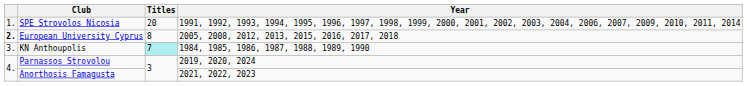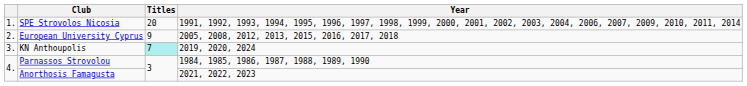(11, 37) bold -> (11, 37) normal
(149, 37) 8 -> (149, 37) 9
(274, 49) 1984, 1985, 1986, 1987, 1988, 1989, 1990 -> (217, 49) 2019, 2020, 2024
(217, 62) 2019, 2020, 2024 -> (274, 62) 1984, 1985, 1986, 1987, 1988, 1989, 1990
